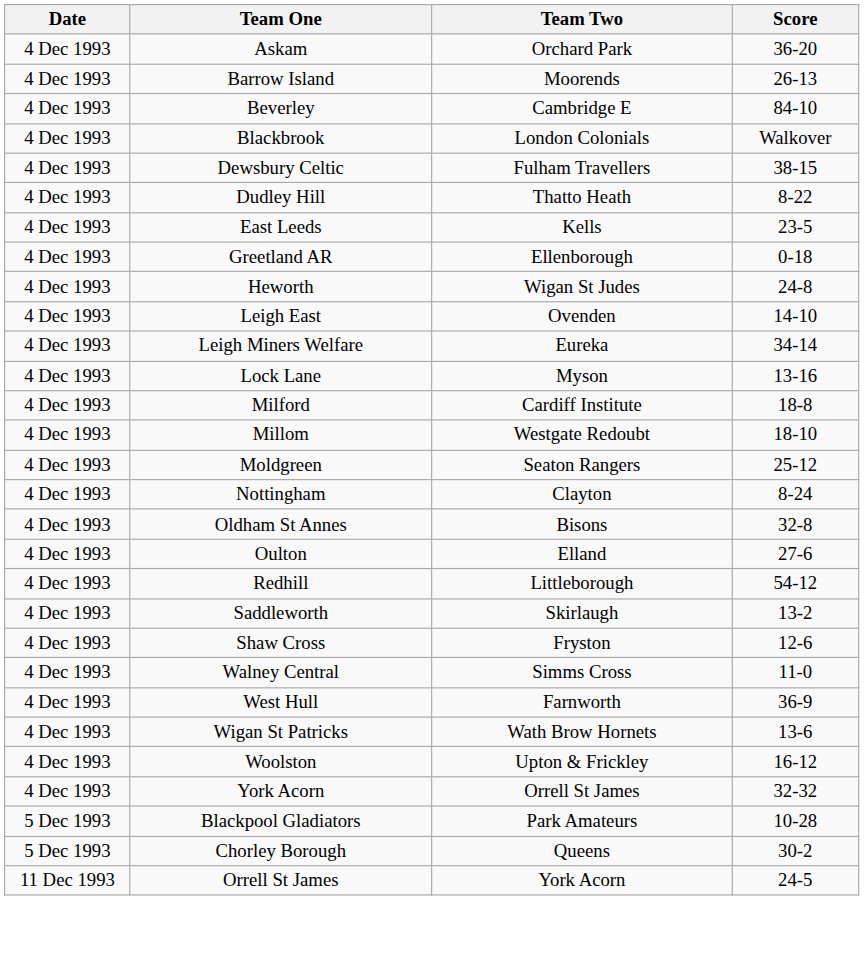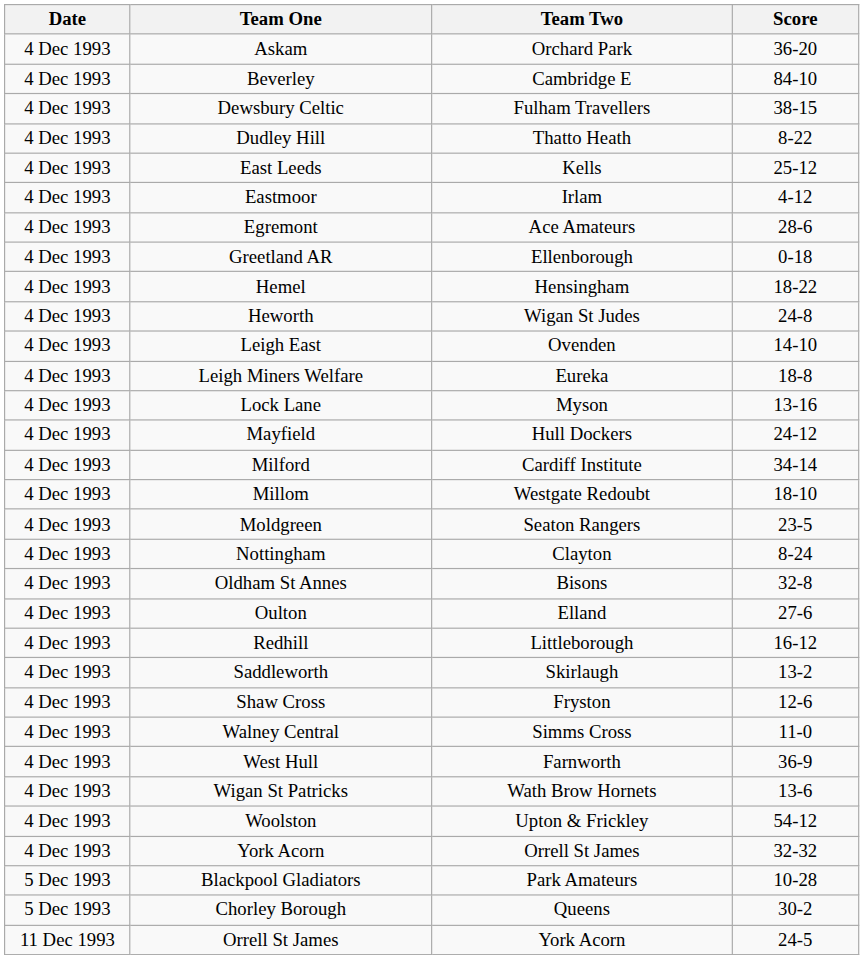- row: (281, 78)
- row: (281, 138)
(795, 227) 23-5 -> (795, 167) 25-12
+ row: (281, 197)
+ row: (281, 227)
+ row: (281, 286)
(795, 345) 34-14 -> (795, 375) 18-8
+ row: (281, 434)
(795, 405) 18-8 -> (795, 464) 34-14
(795, 464) 25-12 -> (795, 524) 23-5
(795, 583) 54-12 -> (795, 642) 16-12
(795, 761) 16-12 -> (795, 820) 54-12
